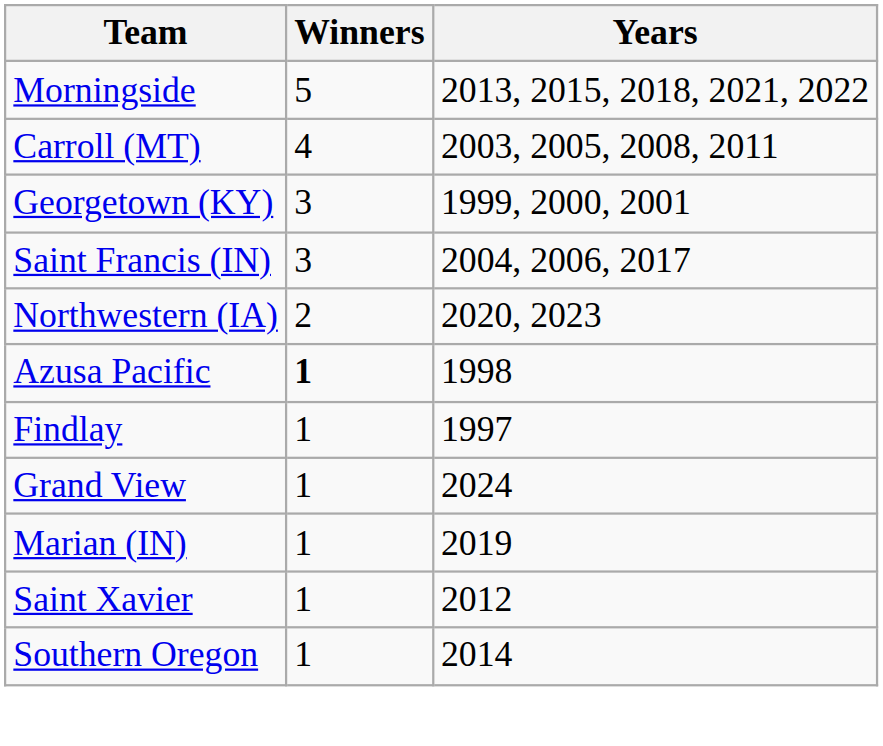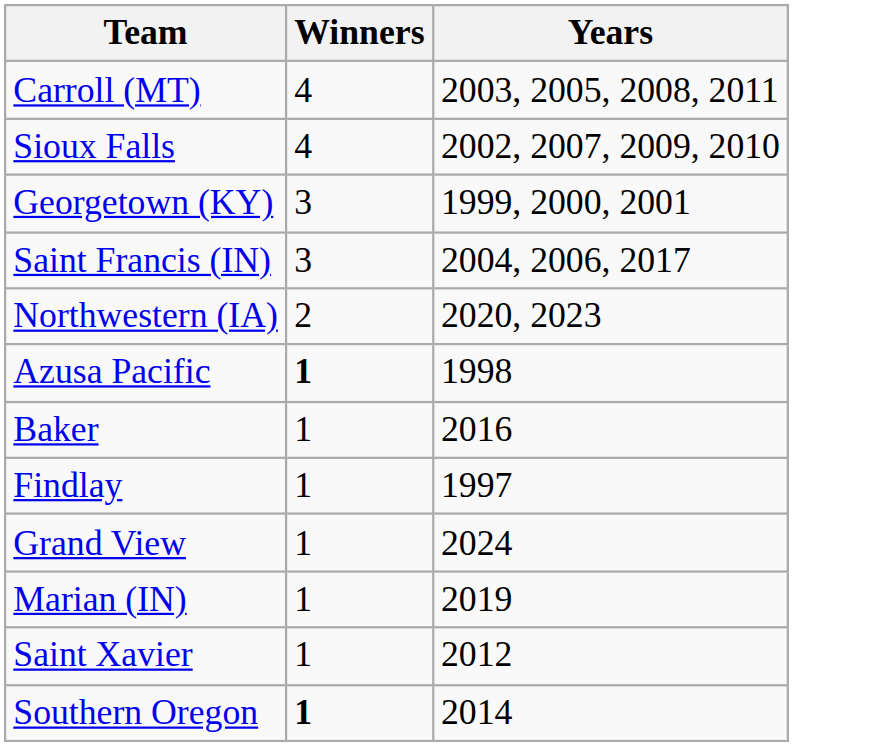- row: (105, 89)
+ row: (94, 145)
+ row: (56, 428)
(303, 655) normal -> (303, 711) bold
